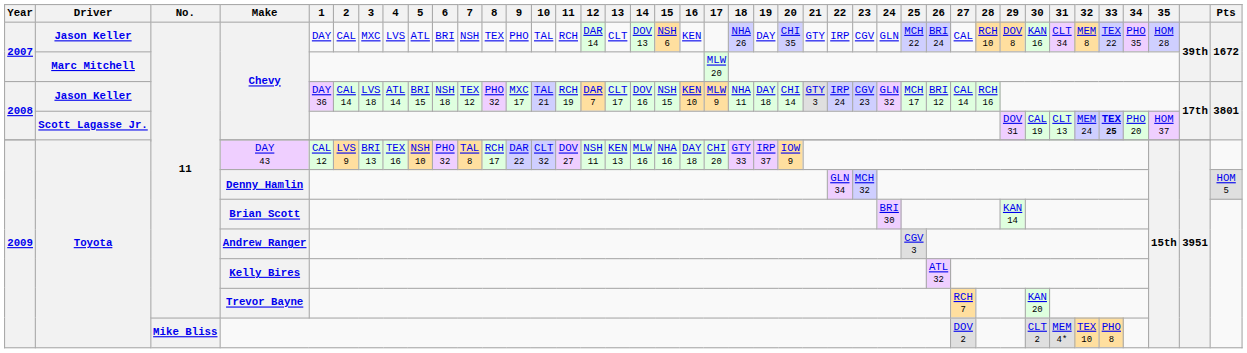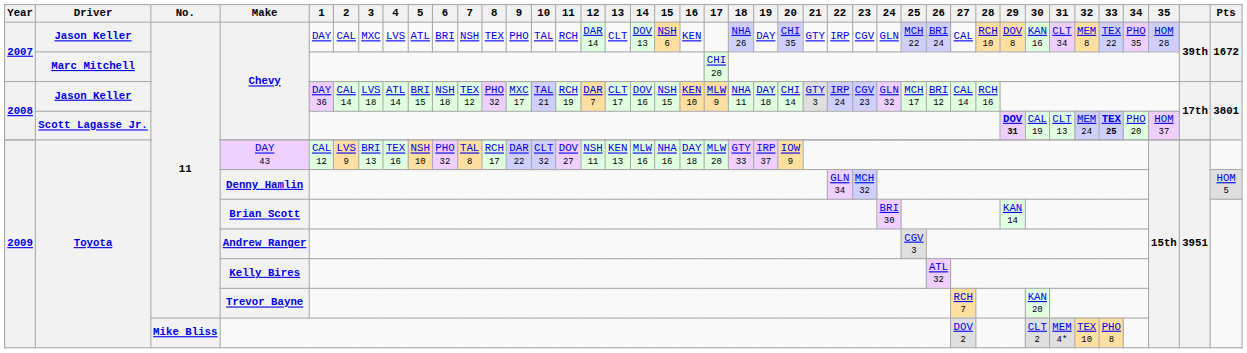(716, 66) MLW 20 -> (716, 66) CHI 20
(1013, 125) normal -> (1013, 125) bold
(716, 154) CHI 20 -> (716, 154) MLW 20
